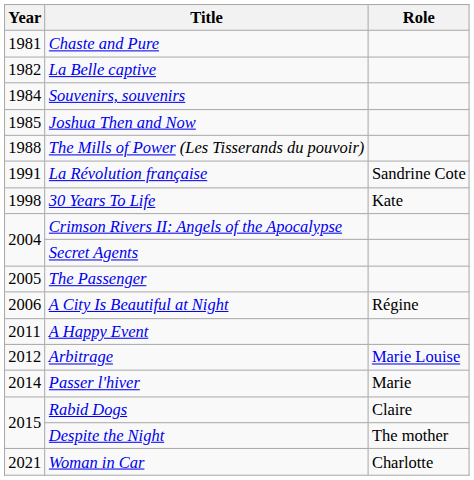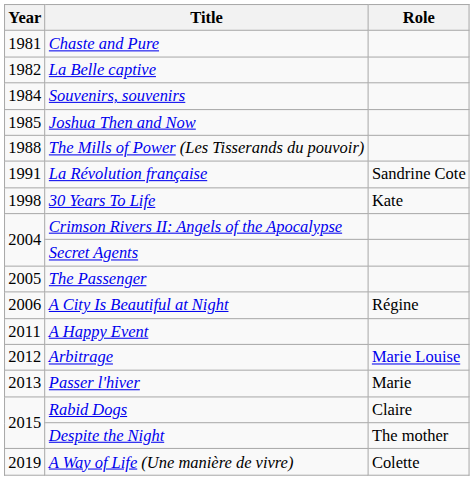(25, 383) 2014 -> (25, 383) 2013
+ row: (171, 461)
- row: (97, 461)
